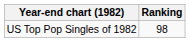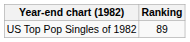(162, 29) 98 -> (162, 29) 89
